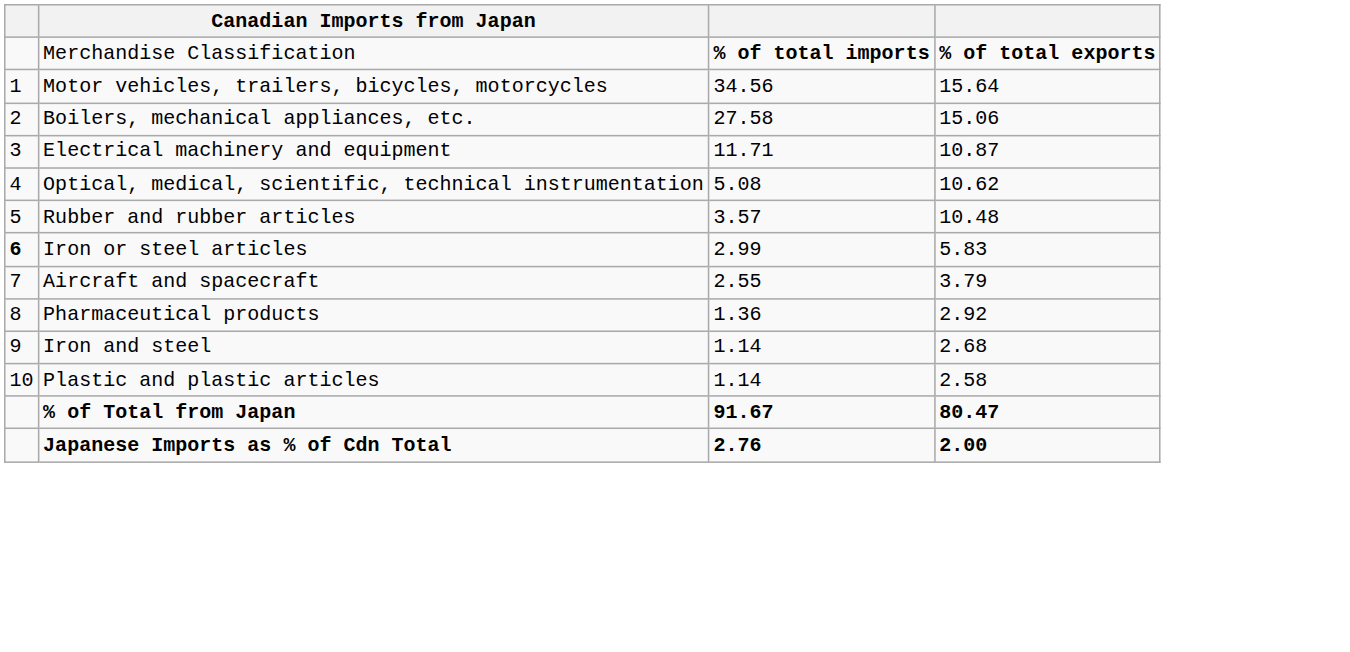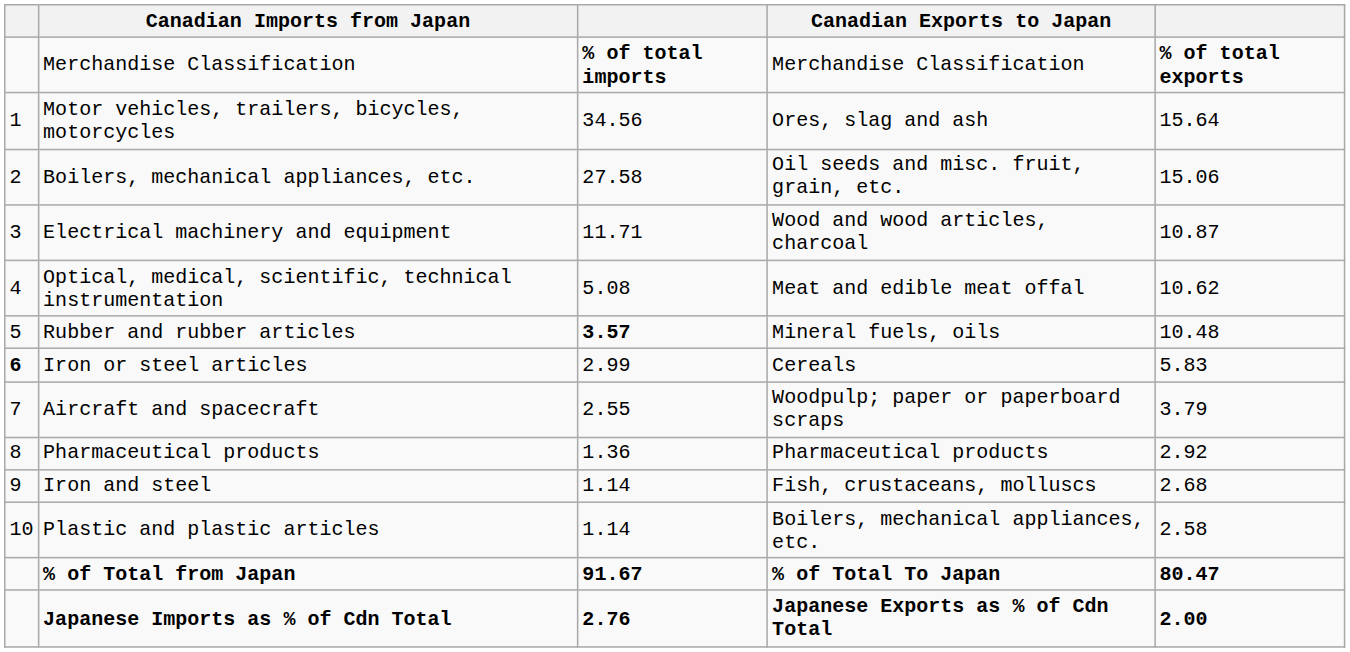+ column: (961, 21)
(737, 217) normal -> (606, 332) bold
